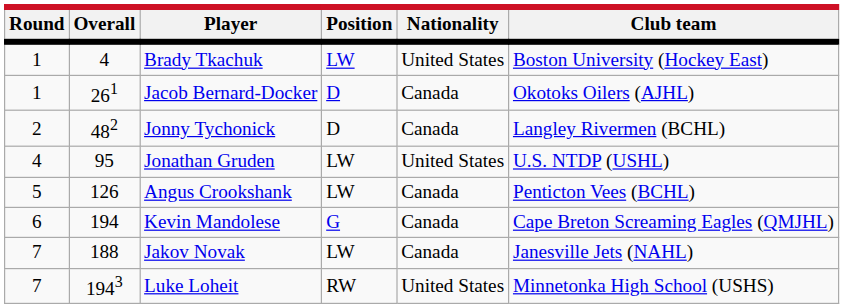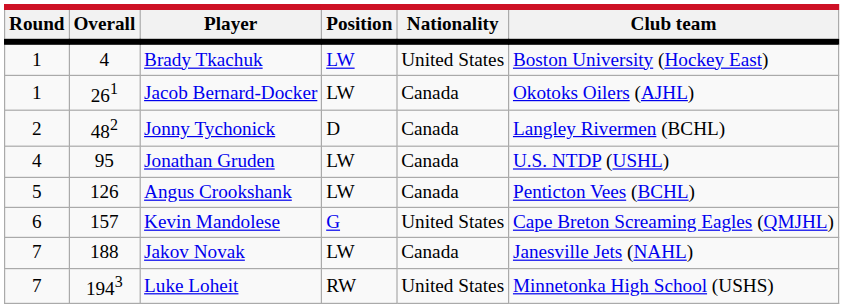(333, 92) D -> (340, 92) LW
(453, 161) United States -> (430, 161) Canada
(104, 222) 194 -> (104, 222) 157
(430, 222) Canada -> (453, 222) United States
